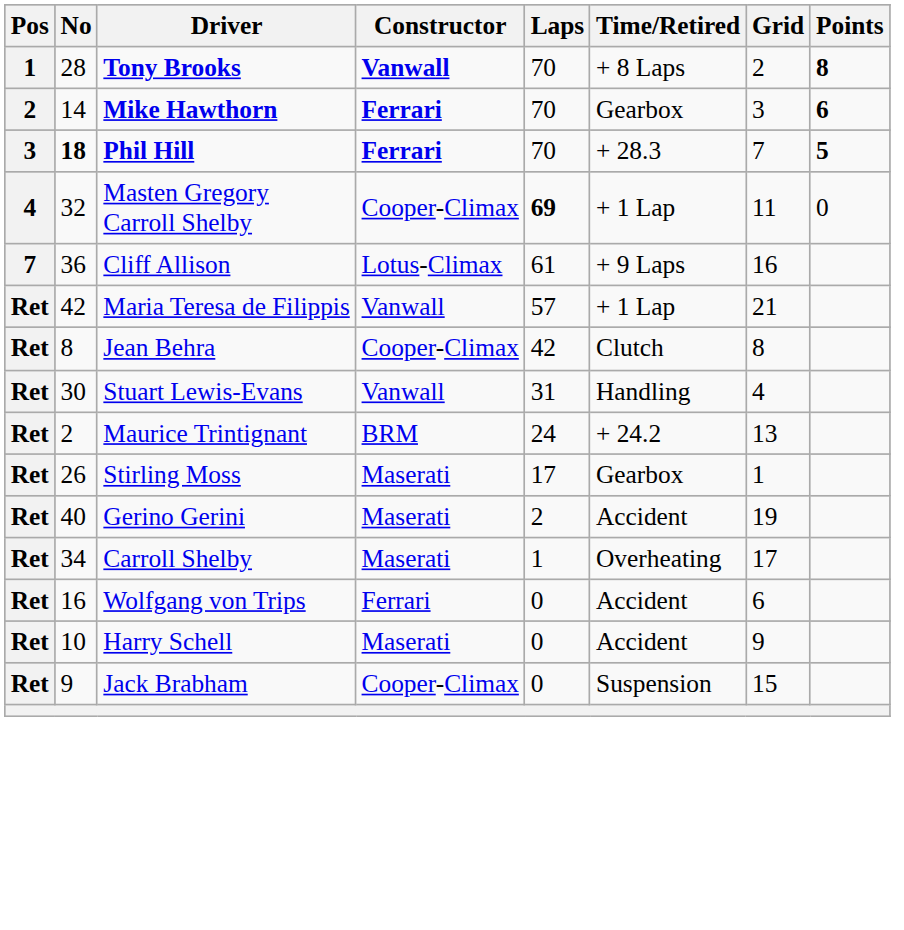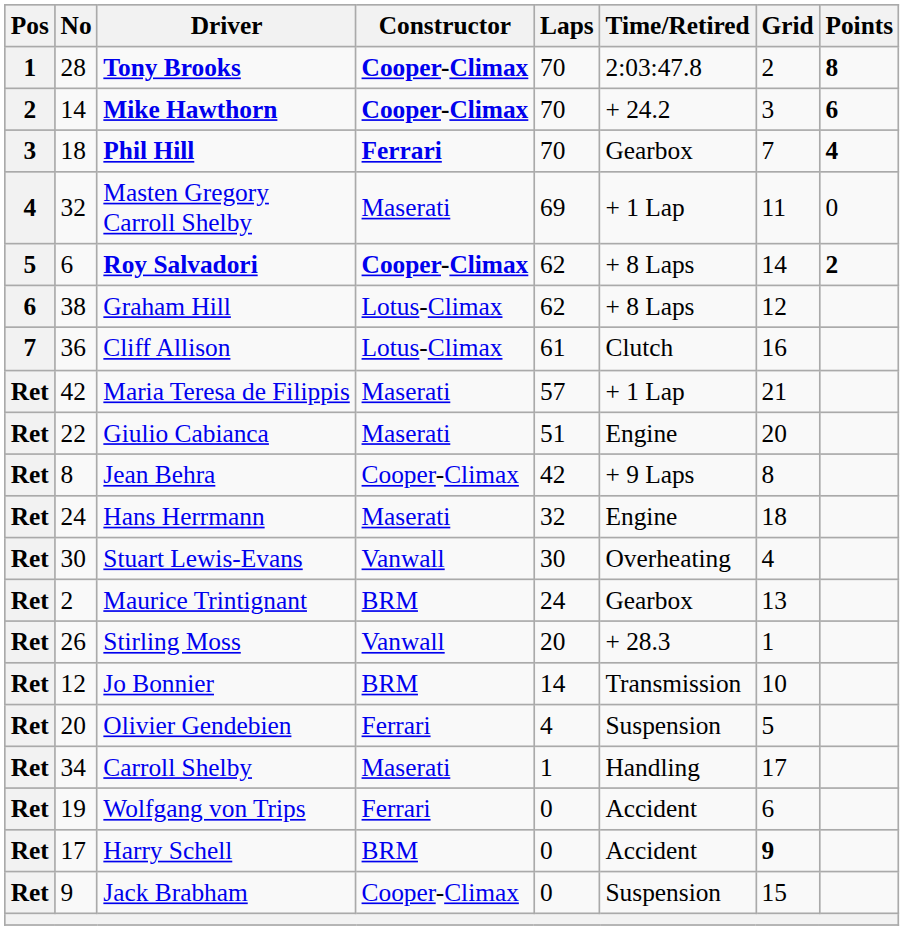(406, 67) Vanwall -> (445, 67) Cooper-Climax
(641, 67) + 8 Laps -> (654, 67) 2:03:47.8
(402, 109) Ferrari -> (445, 109) Cooper-Climax
(640, 109) Gearbox -> (638, 109) + 24.2
(73, 151) bold -> (73, 151) normal
(629, 151) + 28.3 -> (649, 151) Gearbox
(822, 151) 5 -> (832, 151) 4
(440, 208) Cooper-Climax -> (406, 208) Maserati
(543, 208) bold -> (553, 208) normal
+ row: (181, 264)
+ row: (167, 306)
(641, 264) + 9 Laps -> (639, 348) Clutch
(403, 306) Vanwall -> (406, 390) Maserati
+ row: (186, 432)
(630, 348) Clutch -> (650, 474) + 9 Laps
+ row: (184, 516)
(543, 390) 31 -> (553, 557) 30
(643, 390) Handling -> (668, 557) Overheating
(629, 432) + 24.2 -> (649, 599) Gearbox
(406, 474) Maserati -> (403, 641) Vanwall
(543, 474) 17 -> (553, 641) 20
(640, 474) Gearbox -> (638, 641) + 28.3
+ row: (159, 683)
+ row: (197, 725)
- row: (174, 516)
(659, 557) Overheating -> (653, 767) Handling
(73, 599) 16 -> (73, 809) 19
(73, 641) 10 -> (73, 850) 17
(406, 641) Maserati -> (390, 850) BRM
(758, 641) normal -> (768, 850) bold
